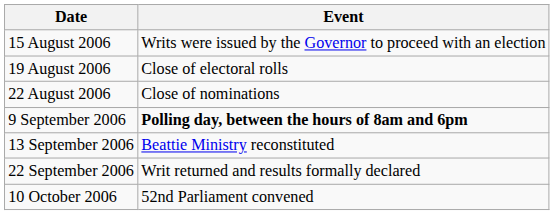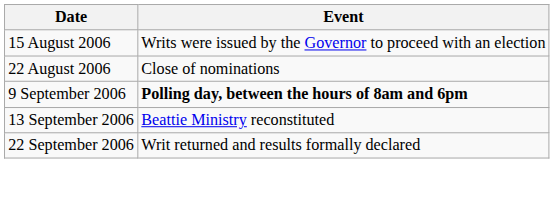- row: (59, 68)
- row: (63, 196)
